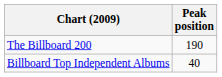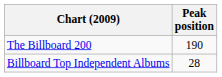(194, 63) 40 -> (194, 63) 28
